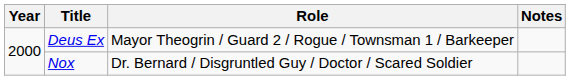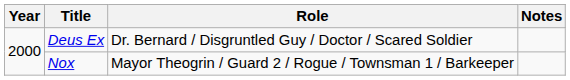(312, 39) Mayor Theogrin / Guard 2 / Rogue / Townsman 1 / Barkeeper -> (292, 39) Dr. Bernard / Disgruntled Guy / Doctor / Scared Soldier
(292, 63) Dr. Bernard / Disgruntled Guy / Doctor / Scared Soldier -> (312, 63) Mayor Theogrin / Guard 2 / Rogue / Townsman 1 / Barkeeper
